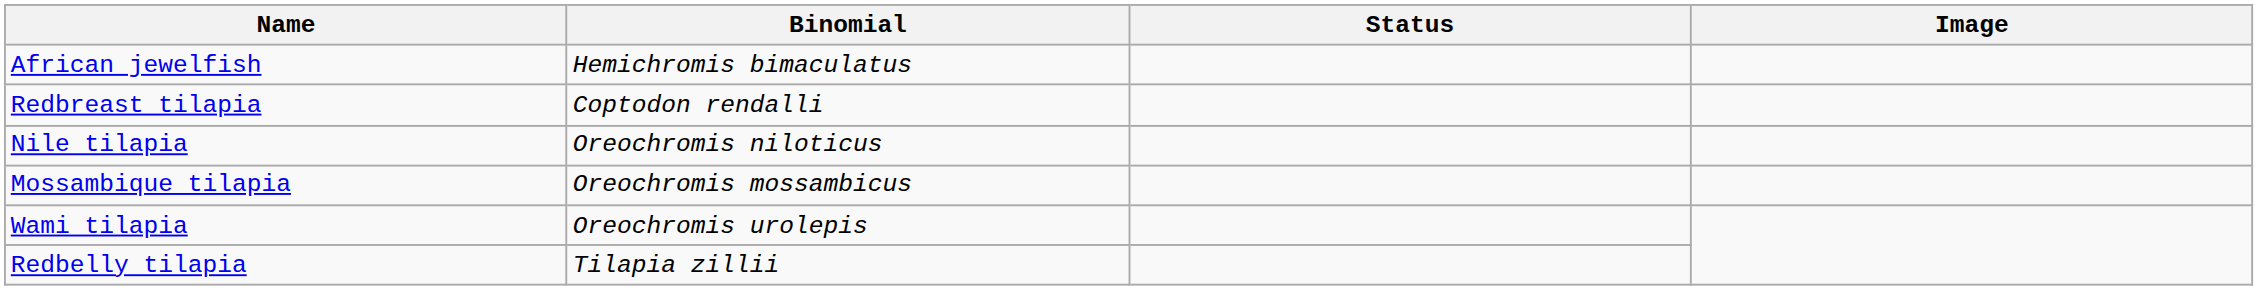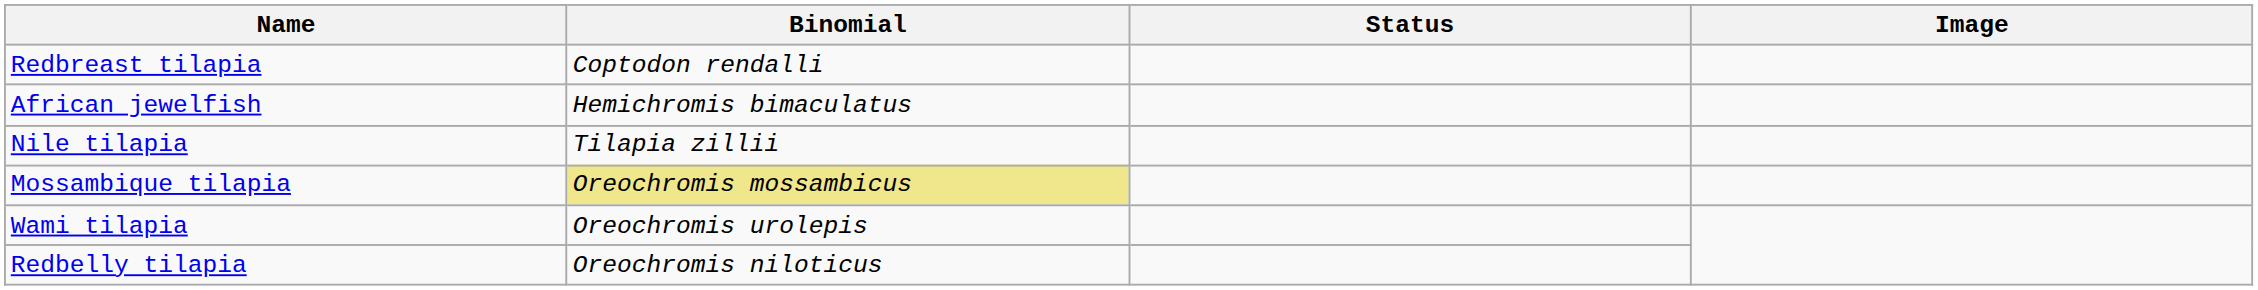rows swapped: (136, 105) <-> (136, 65)
(728, 145) Oreochromis niloticus -> (676, 145) Tilapia zillii
(742, 185) no background -> (742, 185) khaki background
(676, 265) Tilapia zillii -> (728, 265) Oreochromis niloticus
